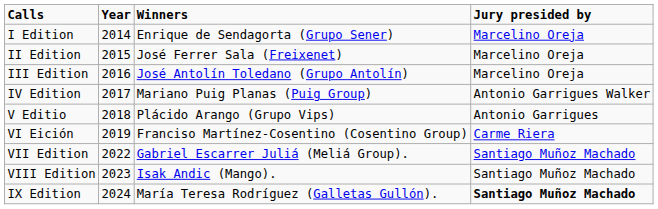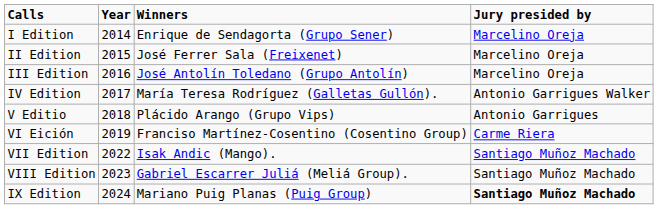(254, 94) Mariano Puig Planas (Puig Group) -> (288, 94) María Teresa Rodríguez (Galletas Gullón).
(273, 154) Gabriel Escarrer Juliá (Meliá Group). -> (207, 154) Isak Andic (Mango).
(207, 174) Isak Andic (Mango). -> (273, 174) Gabriel Escarrer Juliá (Meliá Group).
(288, 194) María Teresa Rodríguez (Galletas Gullón). -> (254, 194) Mariano Puig Planas (Puig Group)
